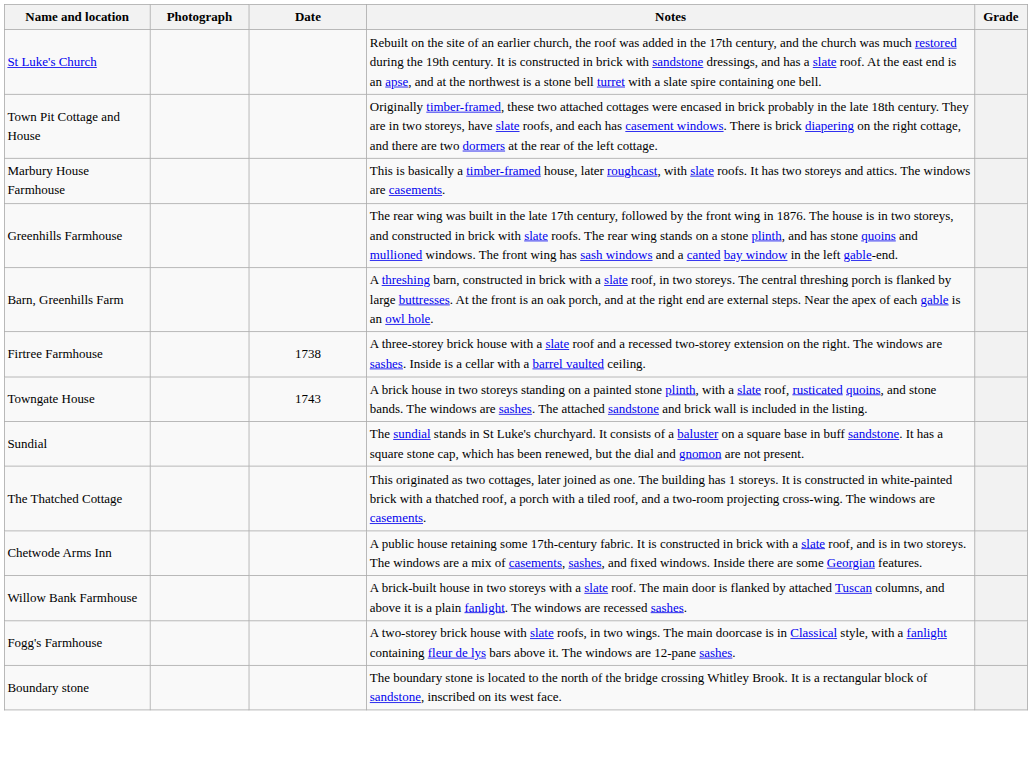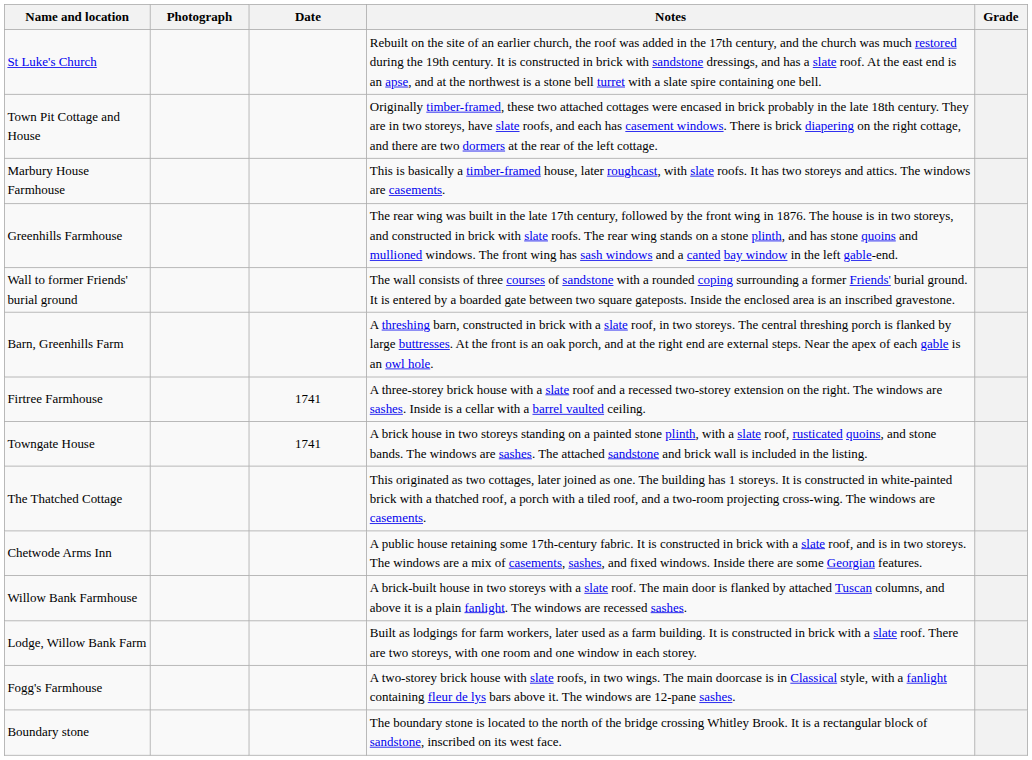+ row: (68, 290)
(308, 354) 1738 -> (308, 399) 1741
(308, 399) 1743 -> (308, 444) 1741
- row: (27, 444)
+ row: (77, 642)
